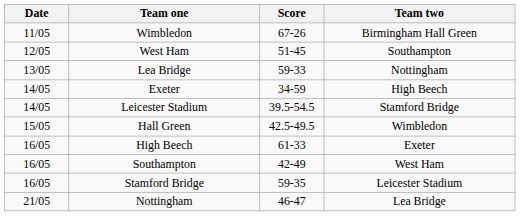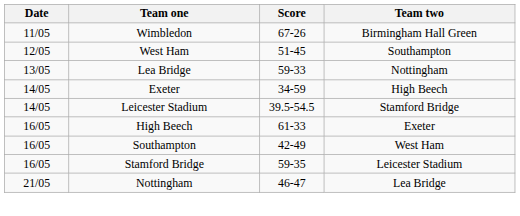- row: (164, 126)
